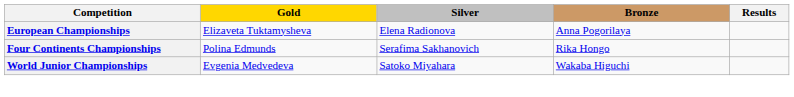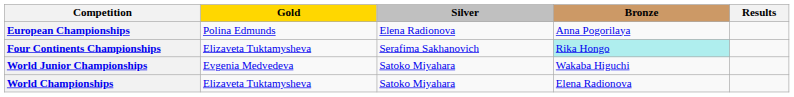(257, 30) Elizaveta Tuktamysheva -> (239, 30) Polina Edmunds
(239, 48) Polina Edmunds -> (257, 48) Elizaveta Tuktamysheva
(583, 48) no background -> (583, 48) paleturquoise background
+ row: (60, 83)
